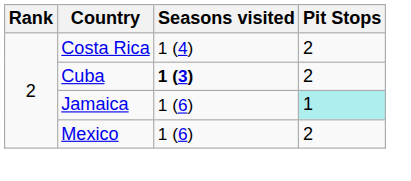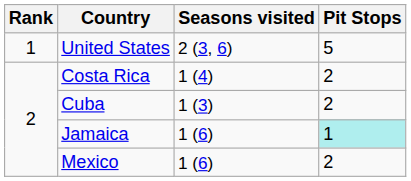+ row: (116, 47)
(176, 76) bold -> (196, 105) normal
